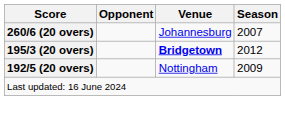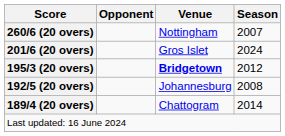(195, 32) Johannesburg -> (188, 32) Nottingham
+ row: (50, 50)
(188, 68) Nottingham -> (195, 87) Johannesburg
(250, 68) 2009 -> (250, 87) 2008
+ row: (50, 105)
